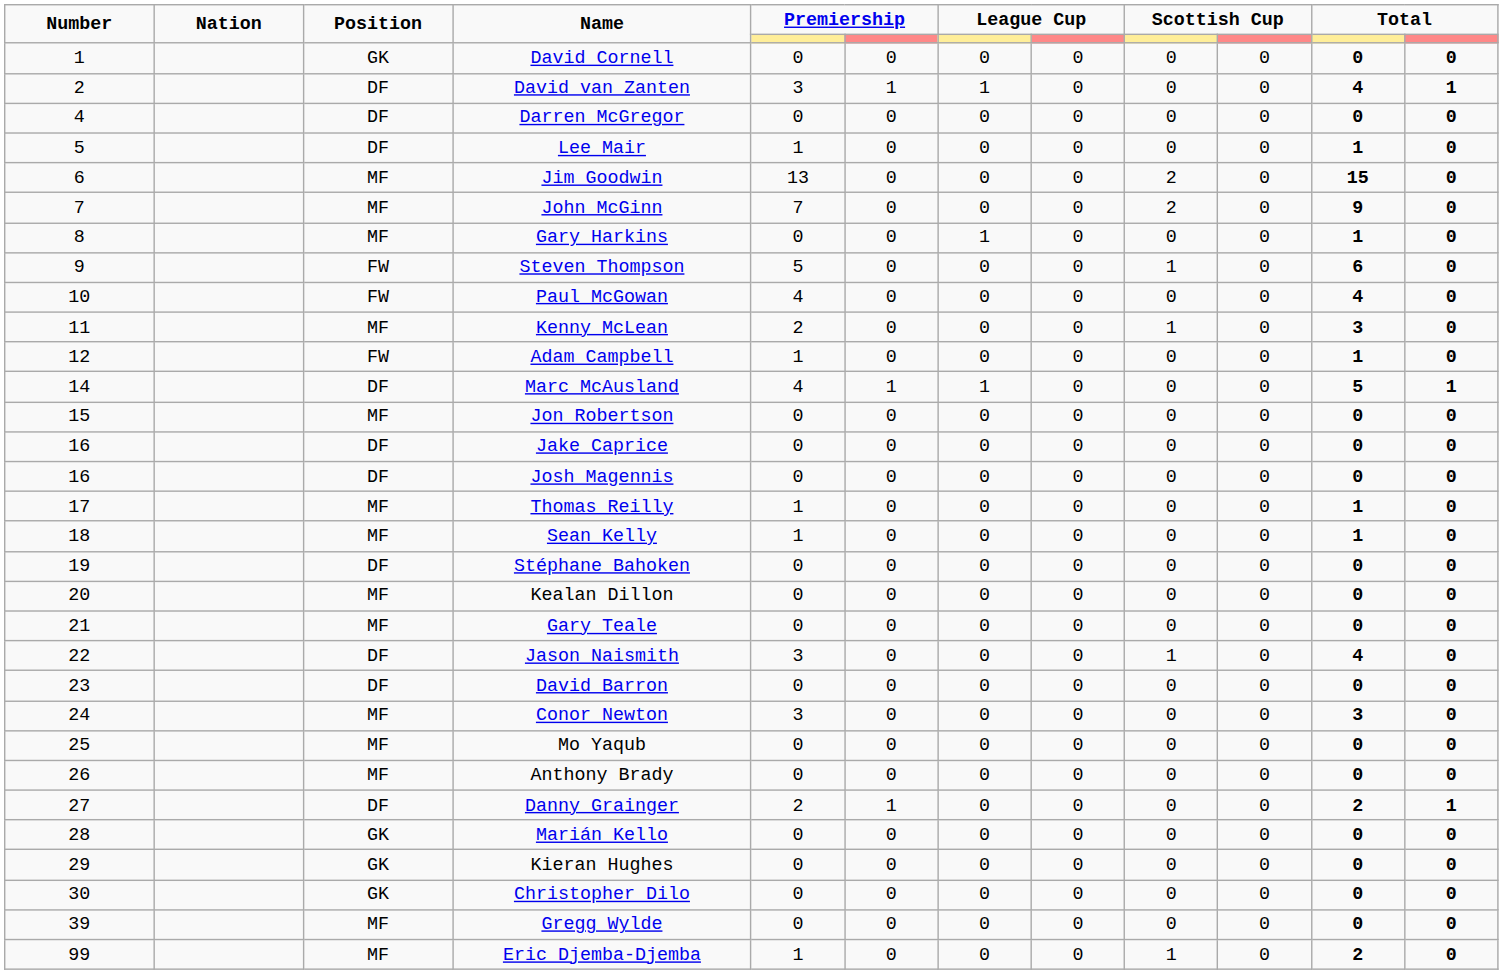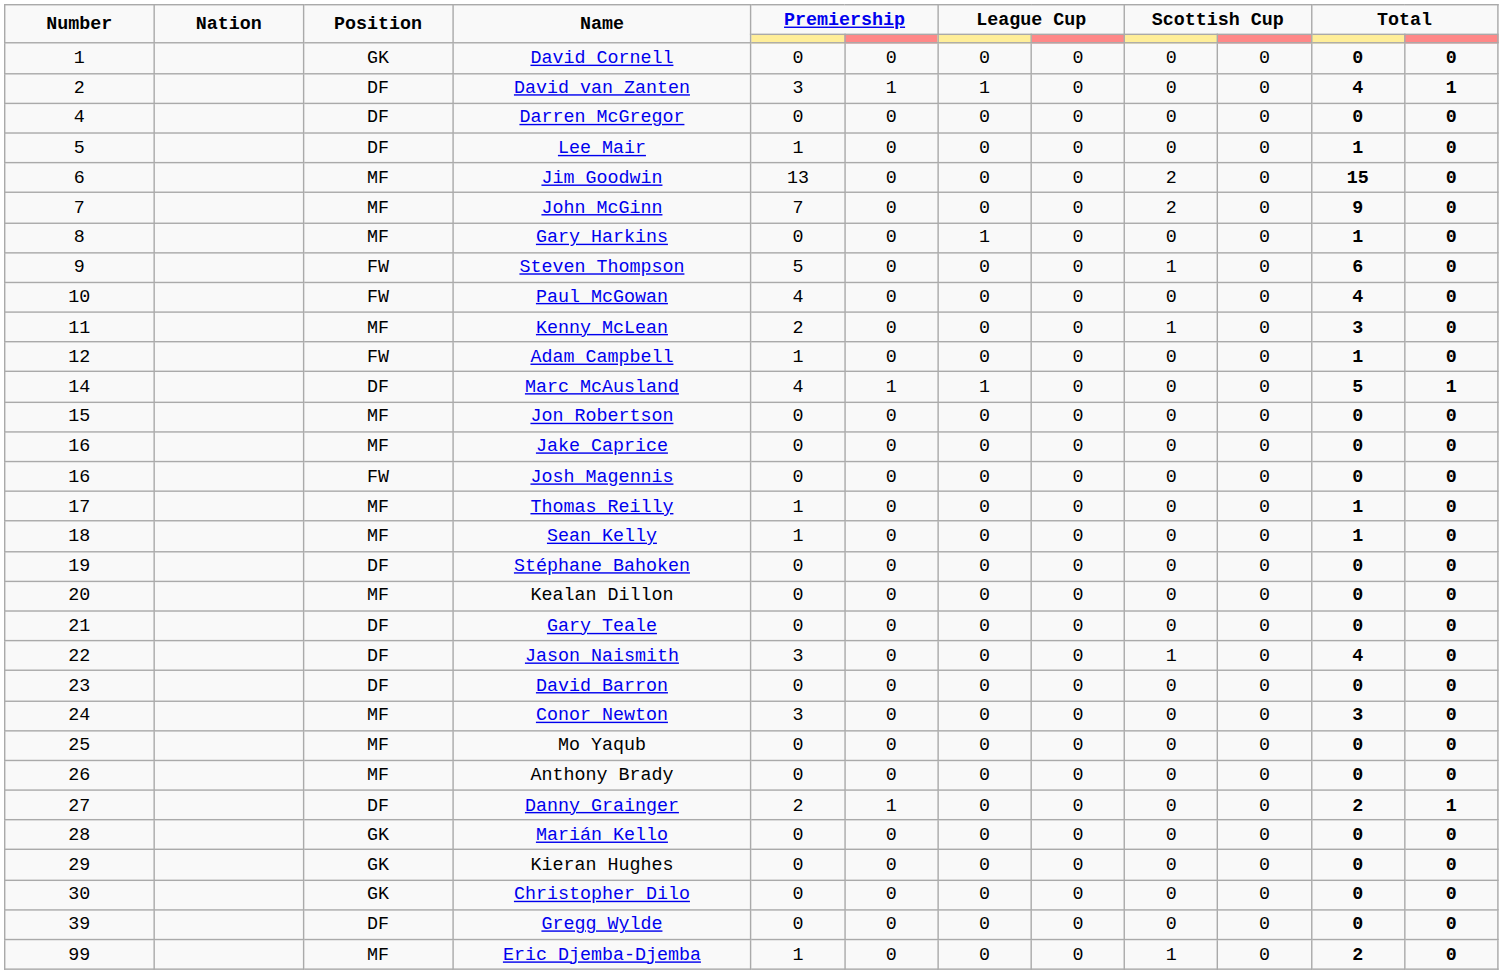(378, 447) DF -> (378, 447) MF
(378, 476) DF -> (378, 476) FW
(378, 626) MF -> (378, 626) DF
(378, 925) MF -> (378, 925) DF
